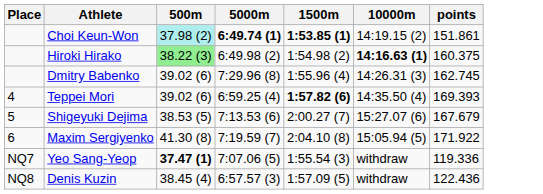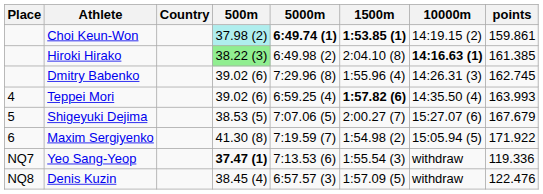+ column: (185, 14)
(456, 35) 151.861 -> (512, 35) 159.861
(318, 55) 1:54.98 (2) -> (374, 55) 2:04.10 (8)
(456, 55) 160.375 -> (512, 55) 161.385
(456, 96) 169.393 -> (512, 96) 163.993
(249, 117) 7:13.53 (6) -> (305, 117) 7:07.06 (5)
(318, 138) 2:04.10 (8) -> (374, 138) 1:54.98 (2)
(249, 158) 7:07.06 (5) -> (305, 158) 7:13.53 (6)
(456, 179) 122.436 -> (512, 179) 122.476
